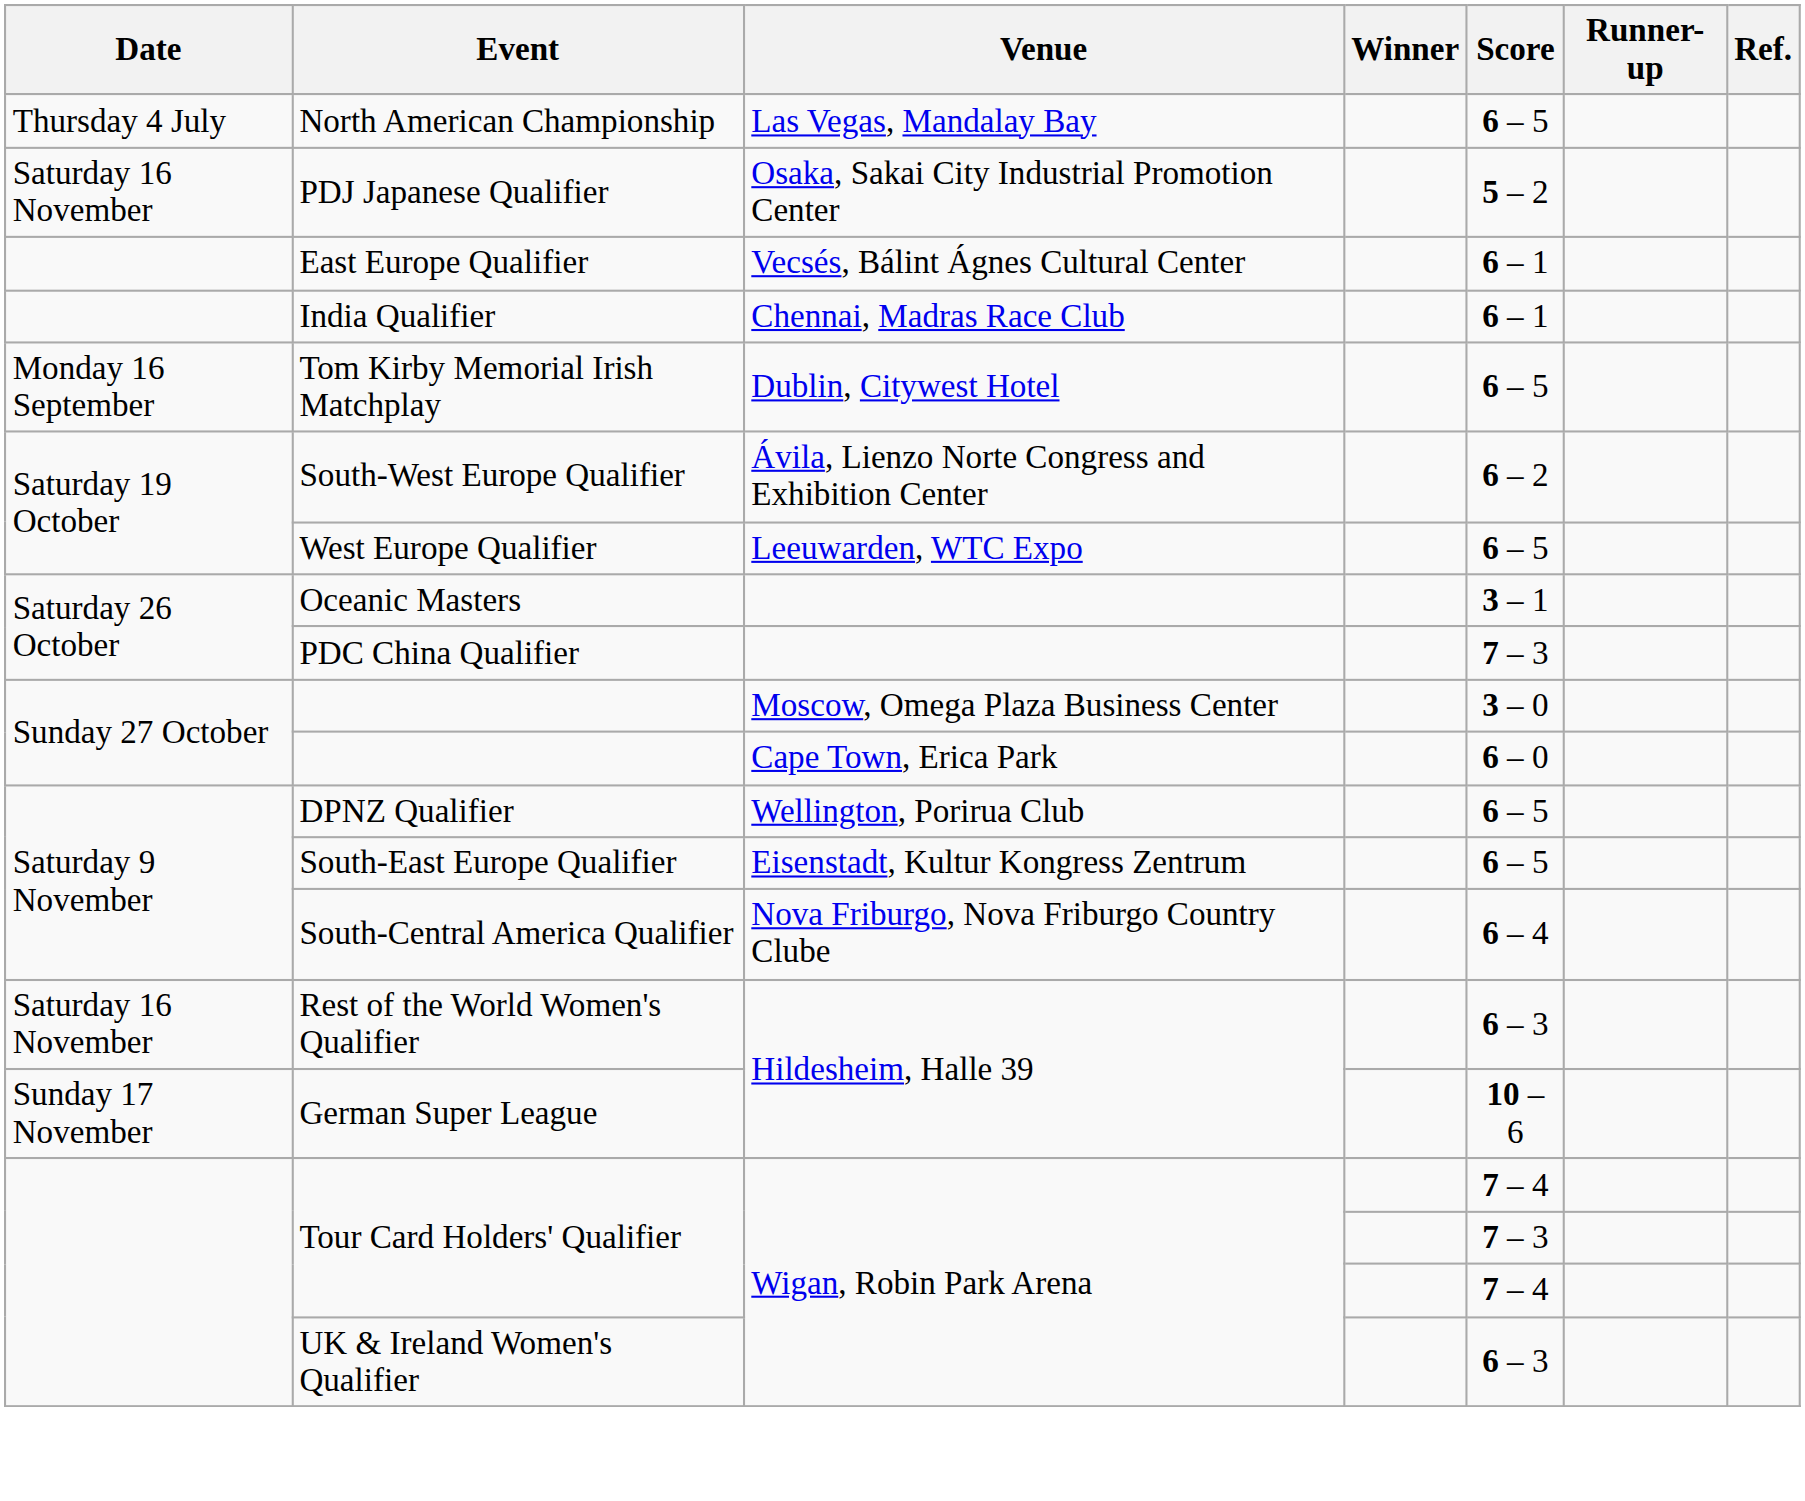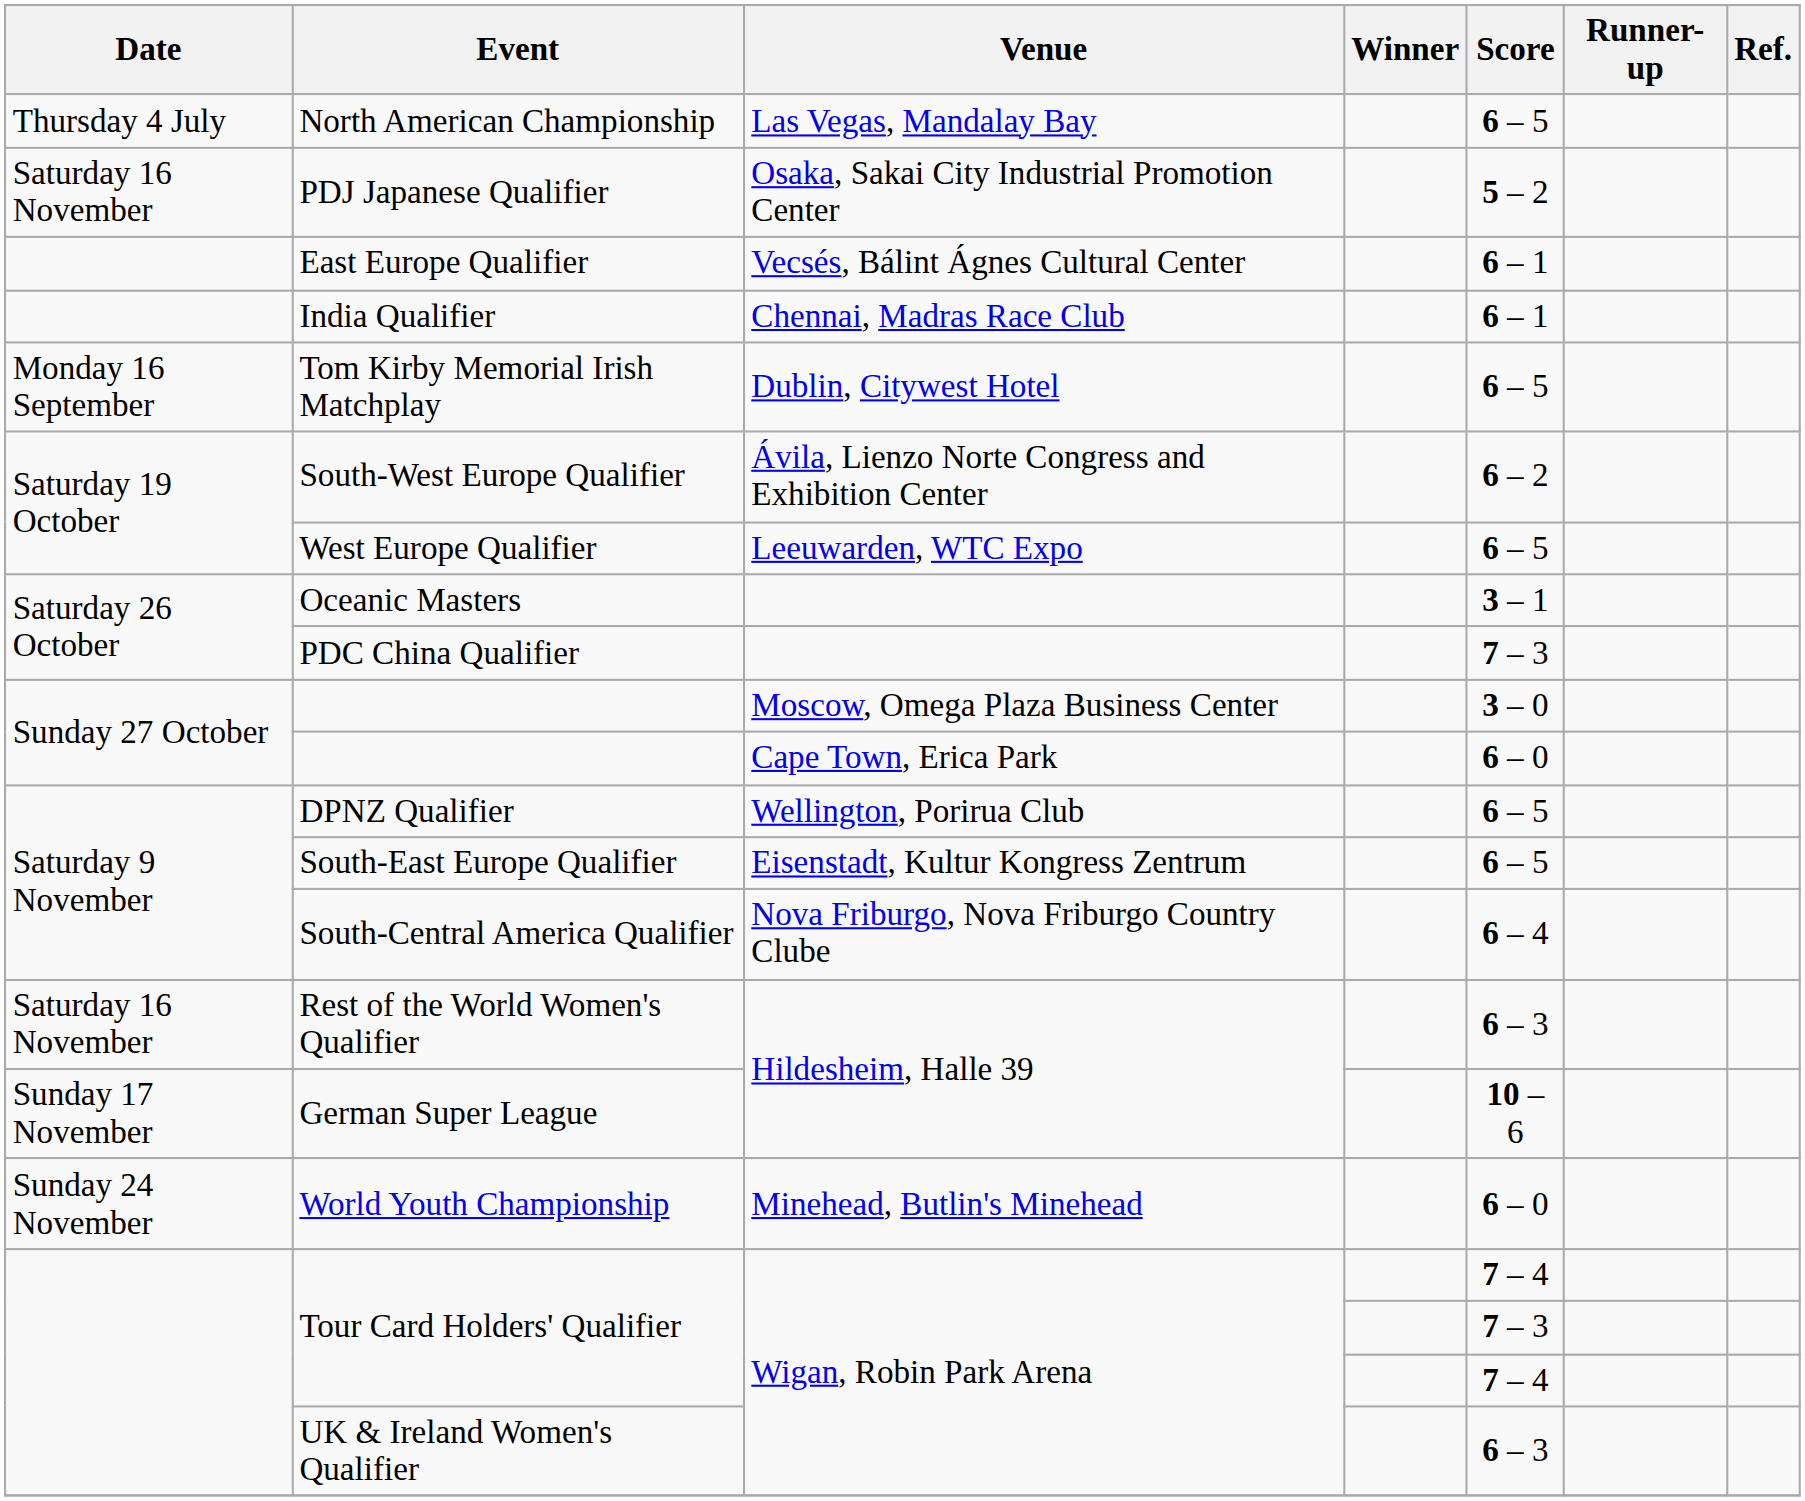+ row: (484, 1203)
